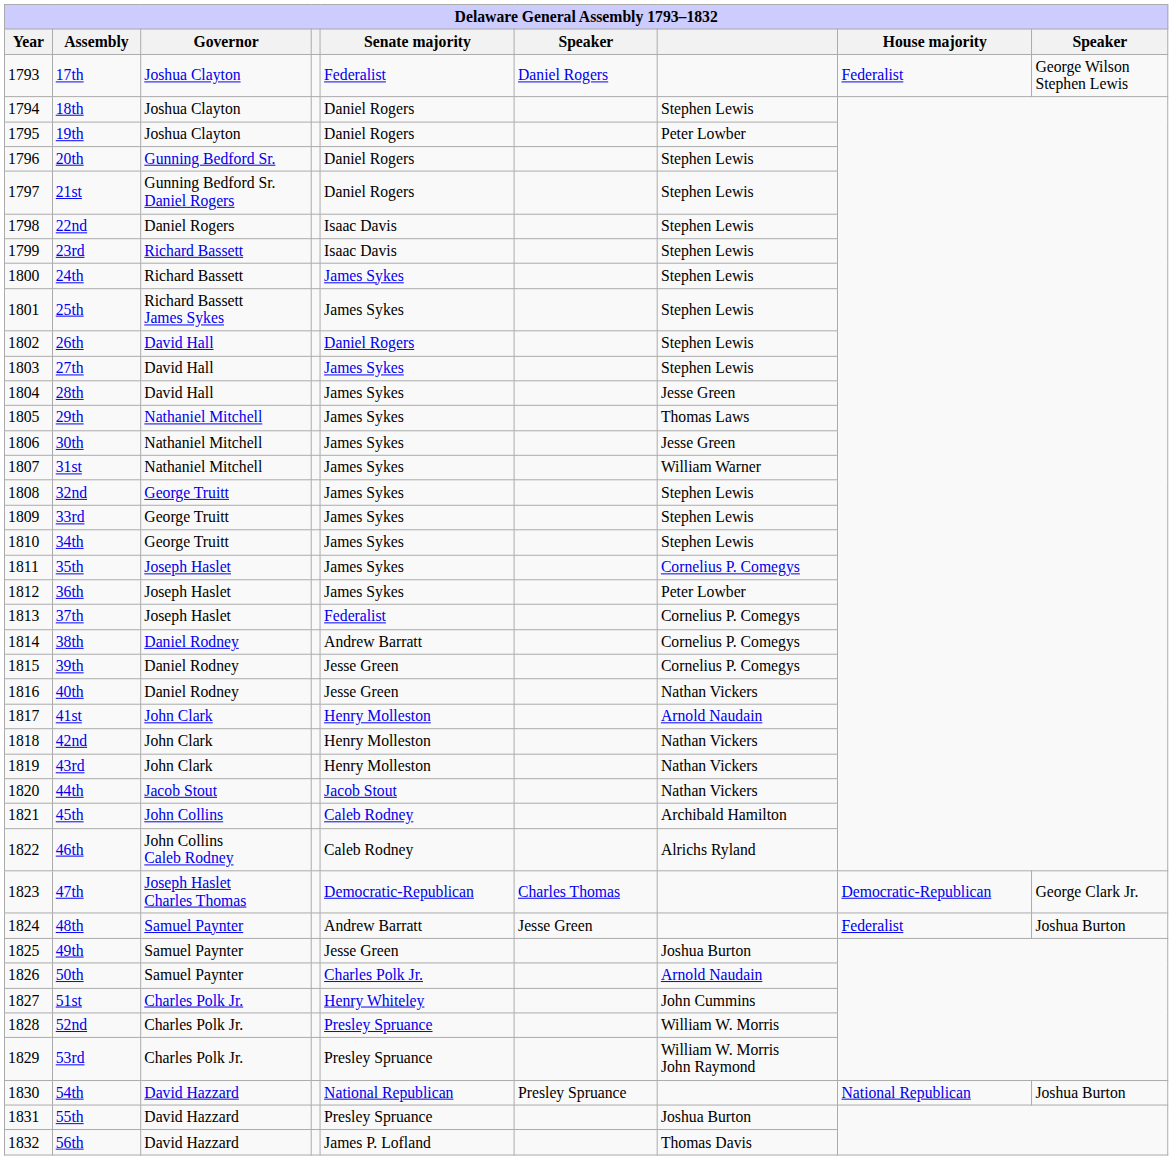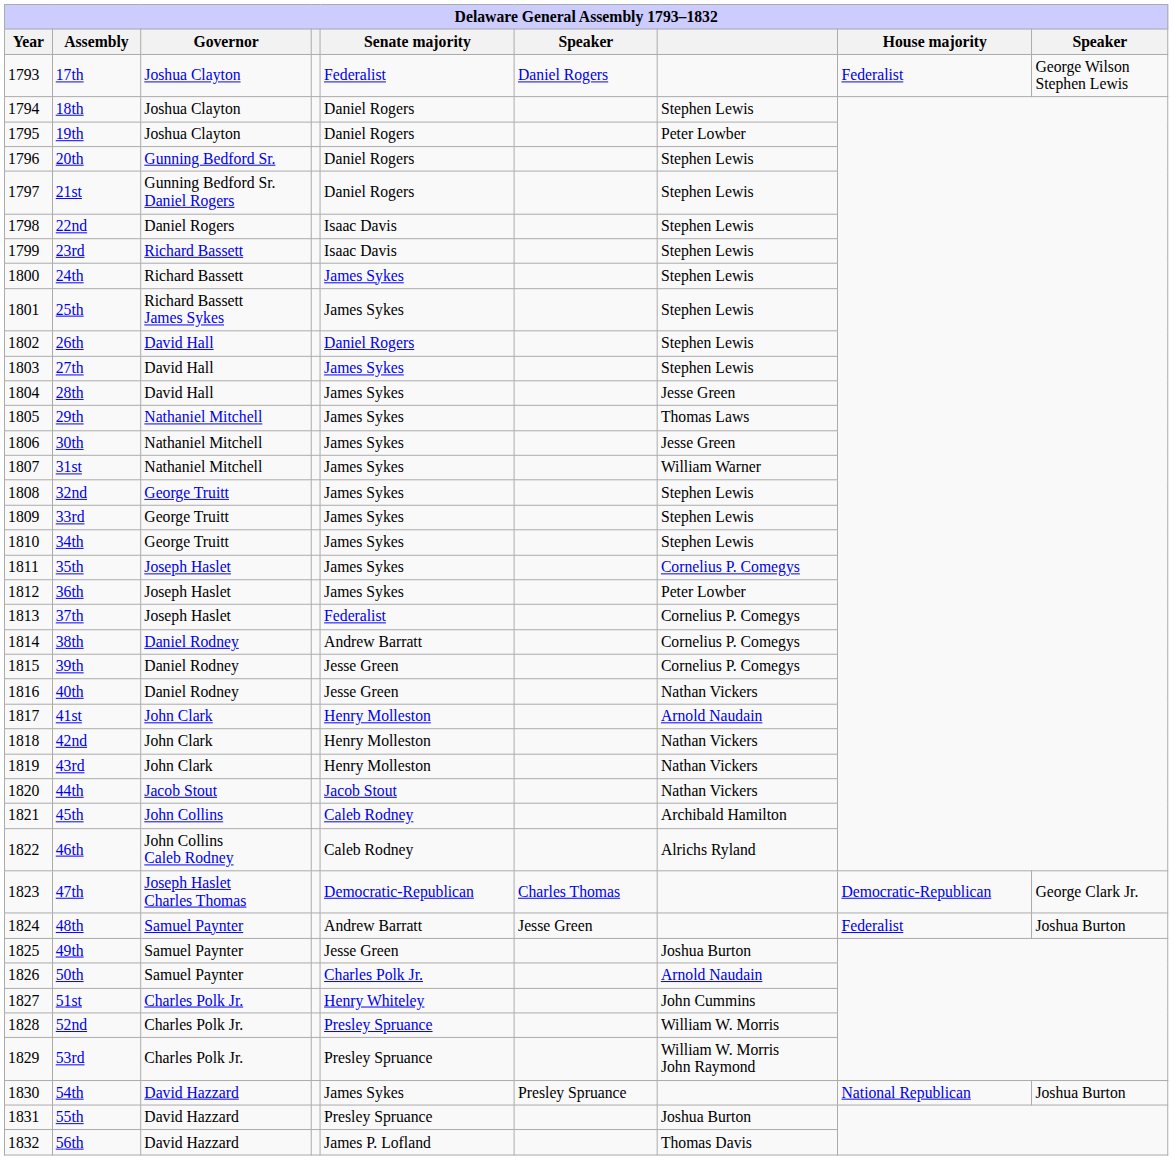(389, 1092) National Republican -> (364, 1092) James Sykes
